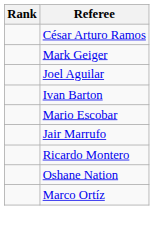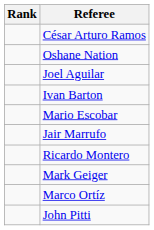rows swapped: (75, 54) <-> (80, 174)
+ row: (67, 214)
